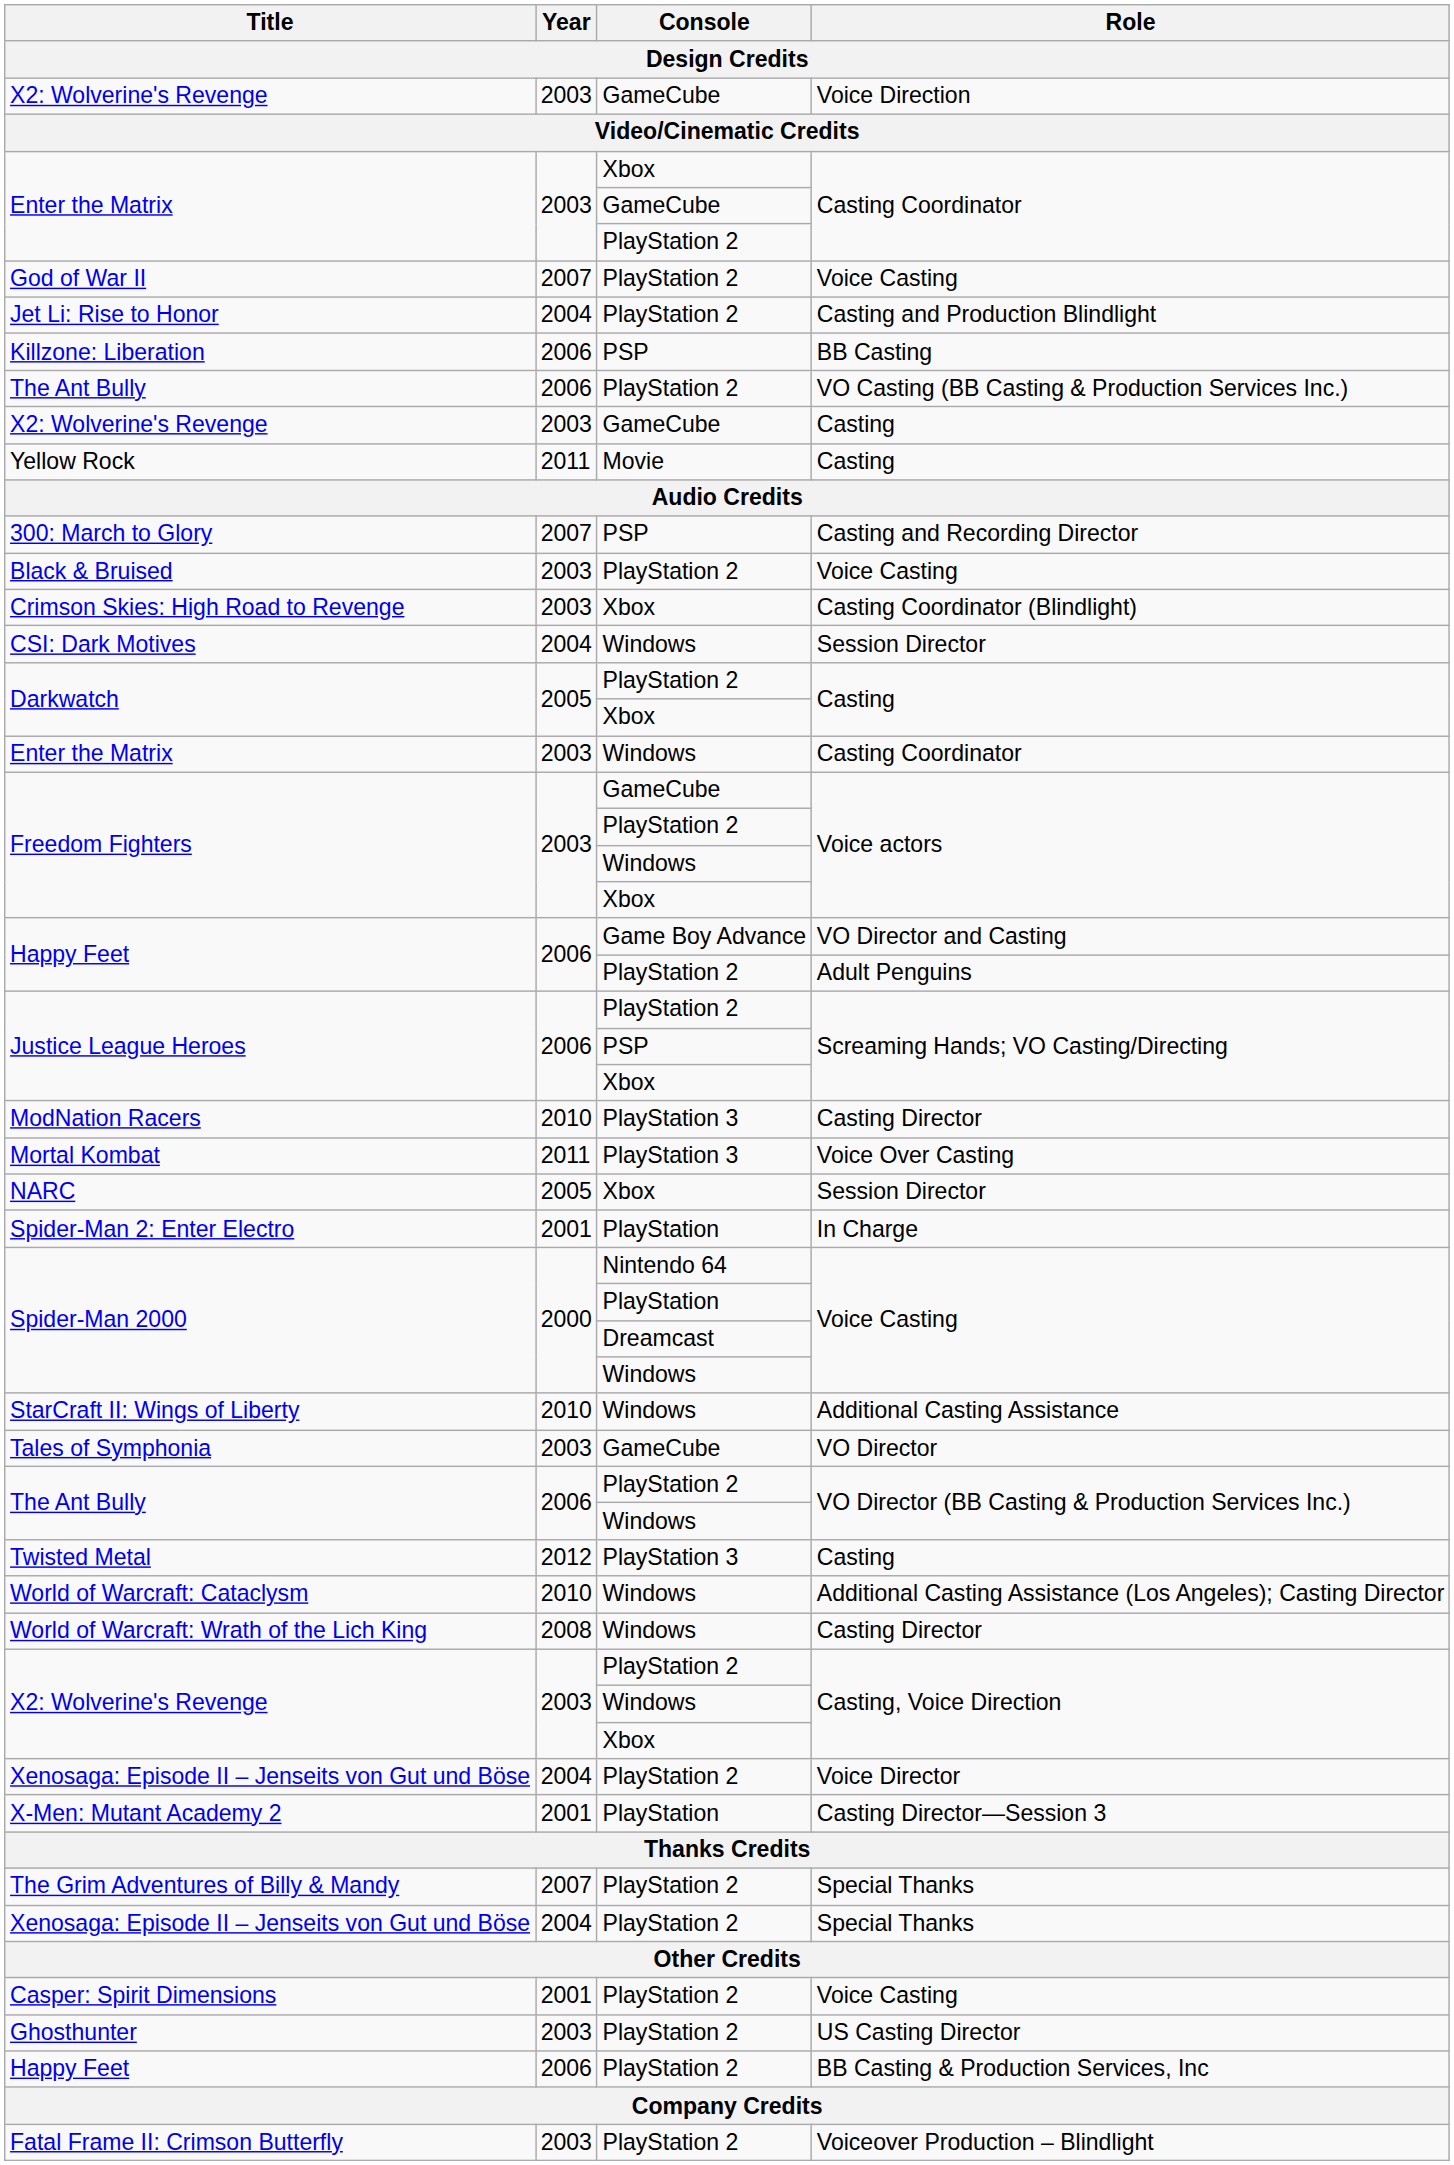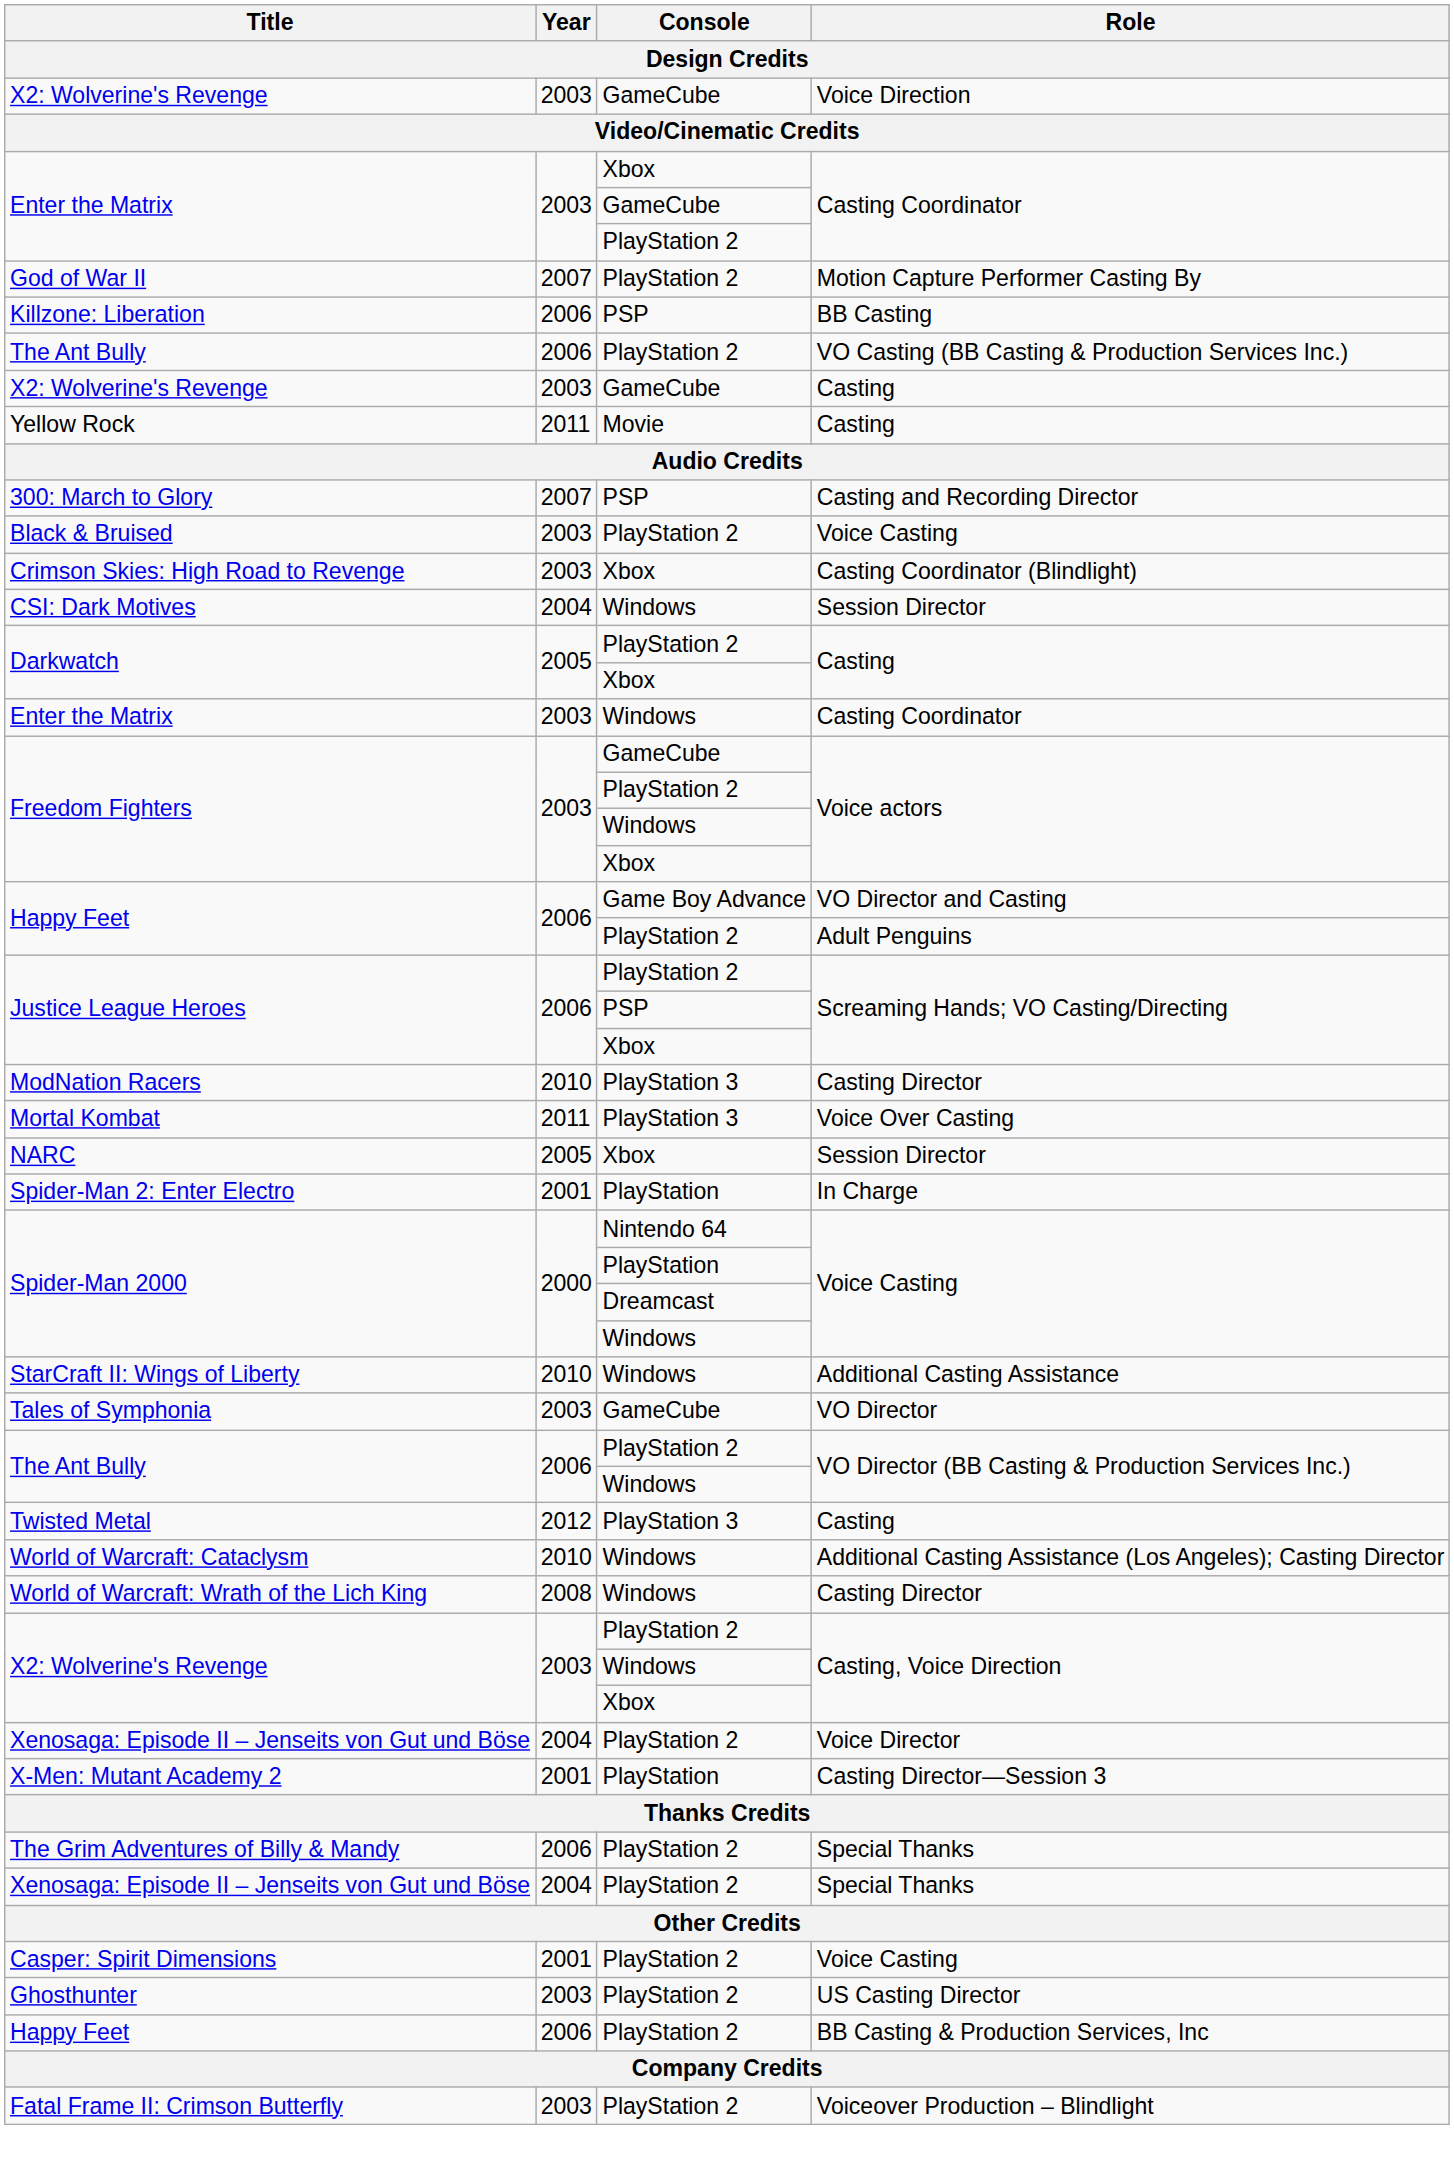(887, 278) Voice Casting -> (1009, 278) Motion Capture Performer Casting By
- row: (114, 315)
(566, 1886) 2007 -> (566, 1849) 2006
